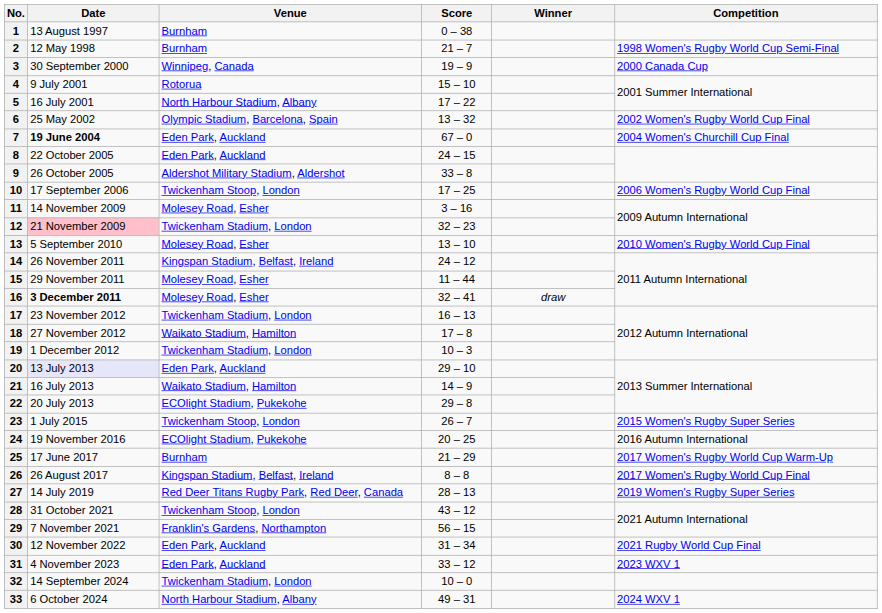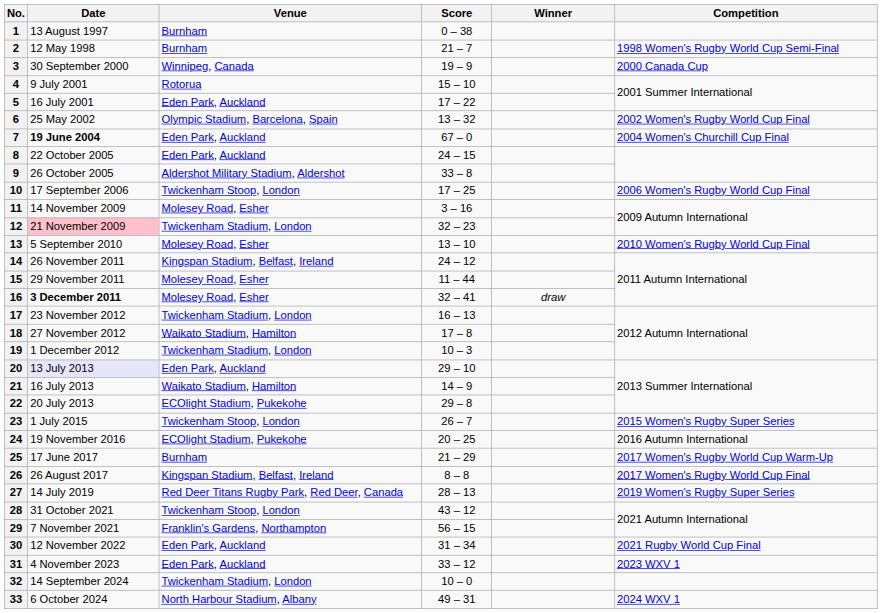(239, 102) North Harbour Stadium, Albany -> (214, 102) Eden Park, Auckland
